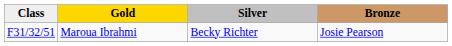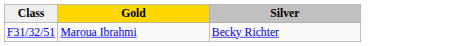- column: (382, 13)
